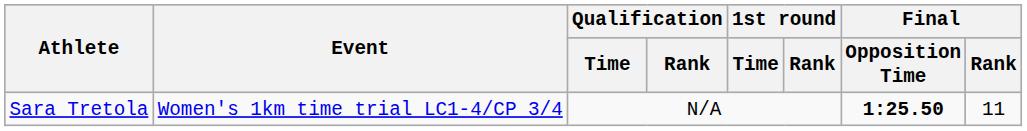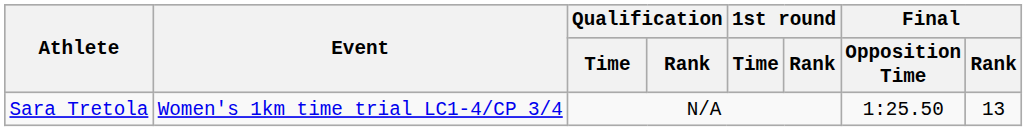(903, 109) bold -> (903, 109) normal
(994, 109) 11 -> (994, 109) 13
